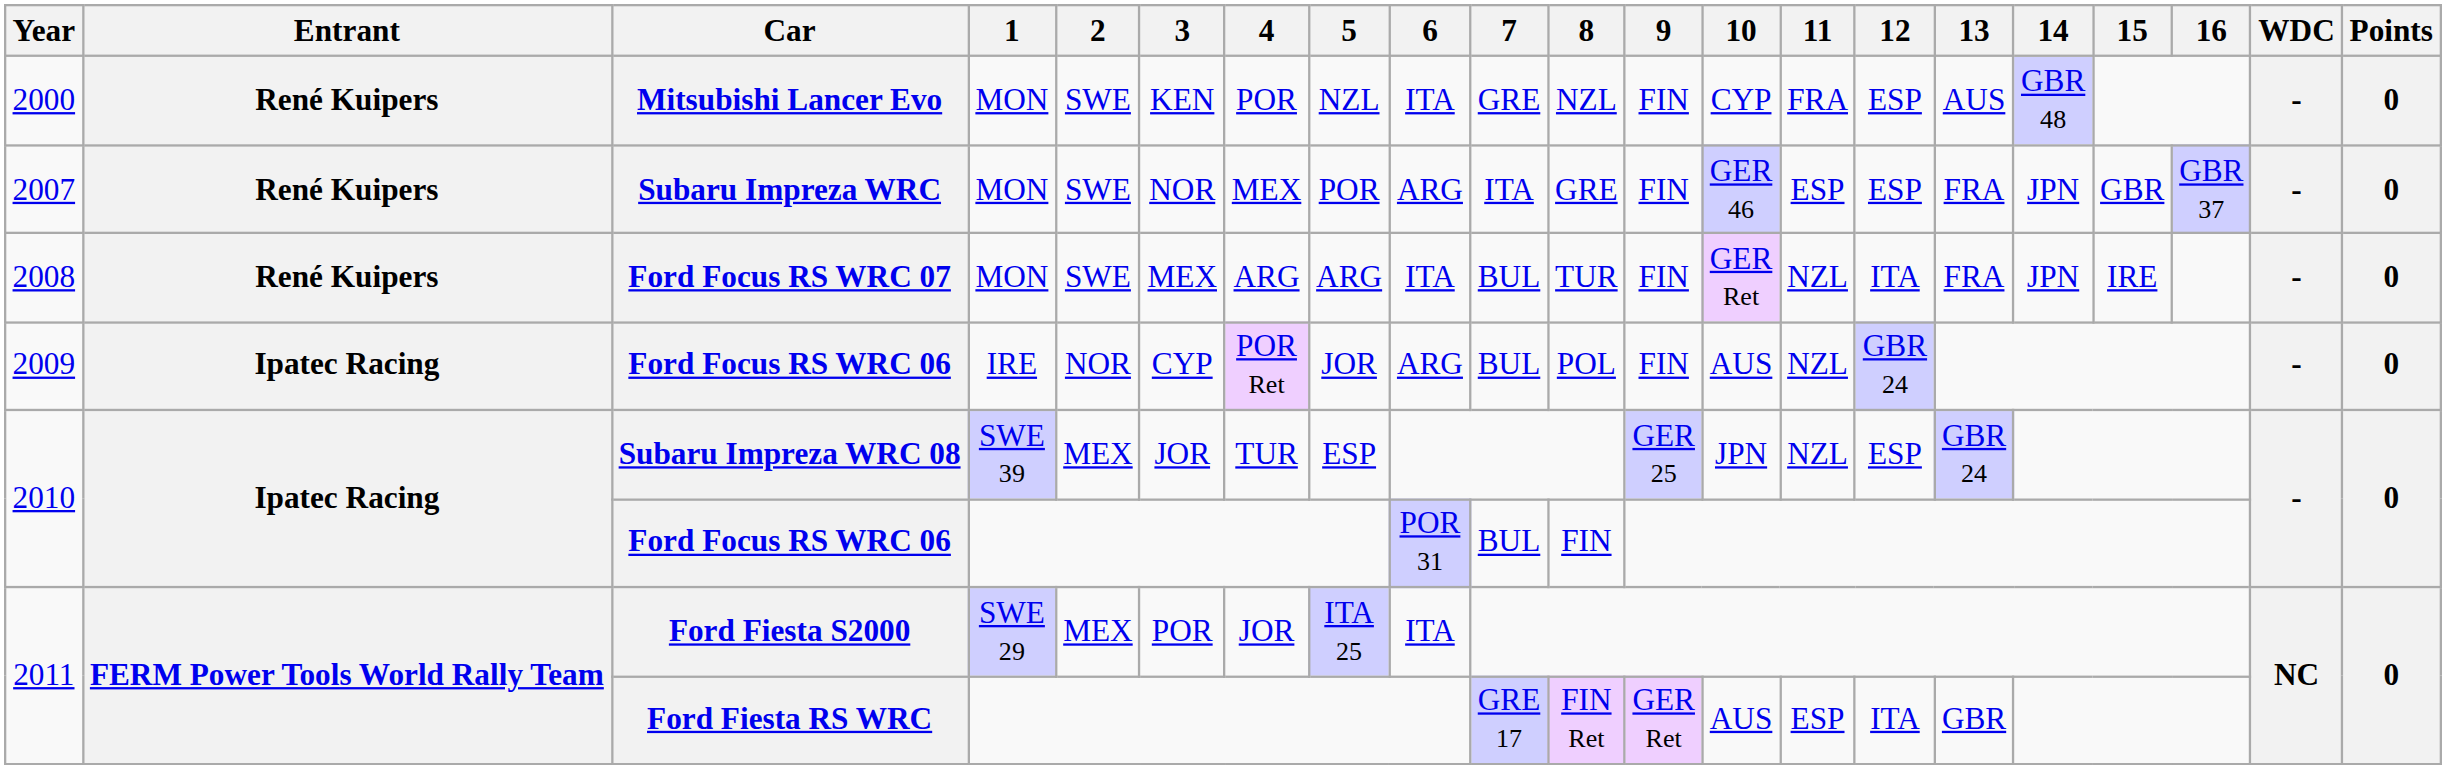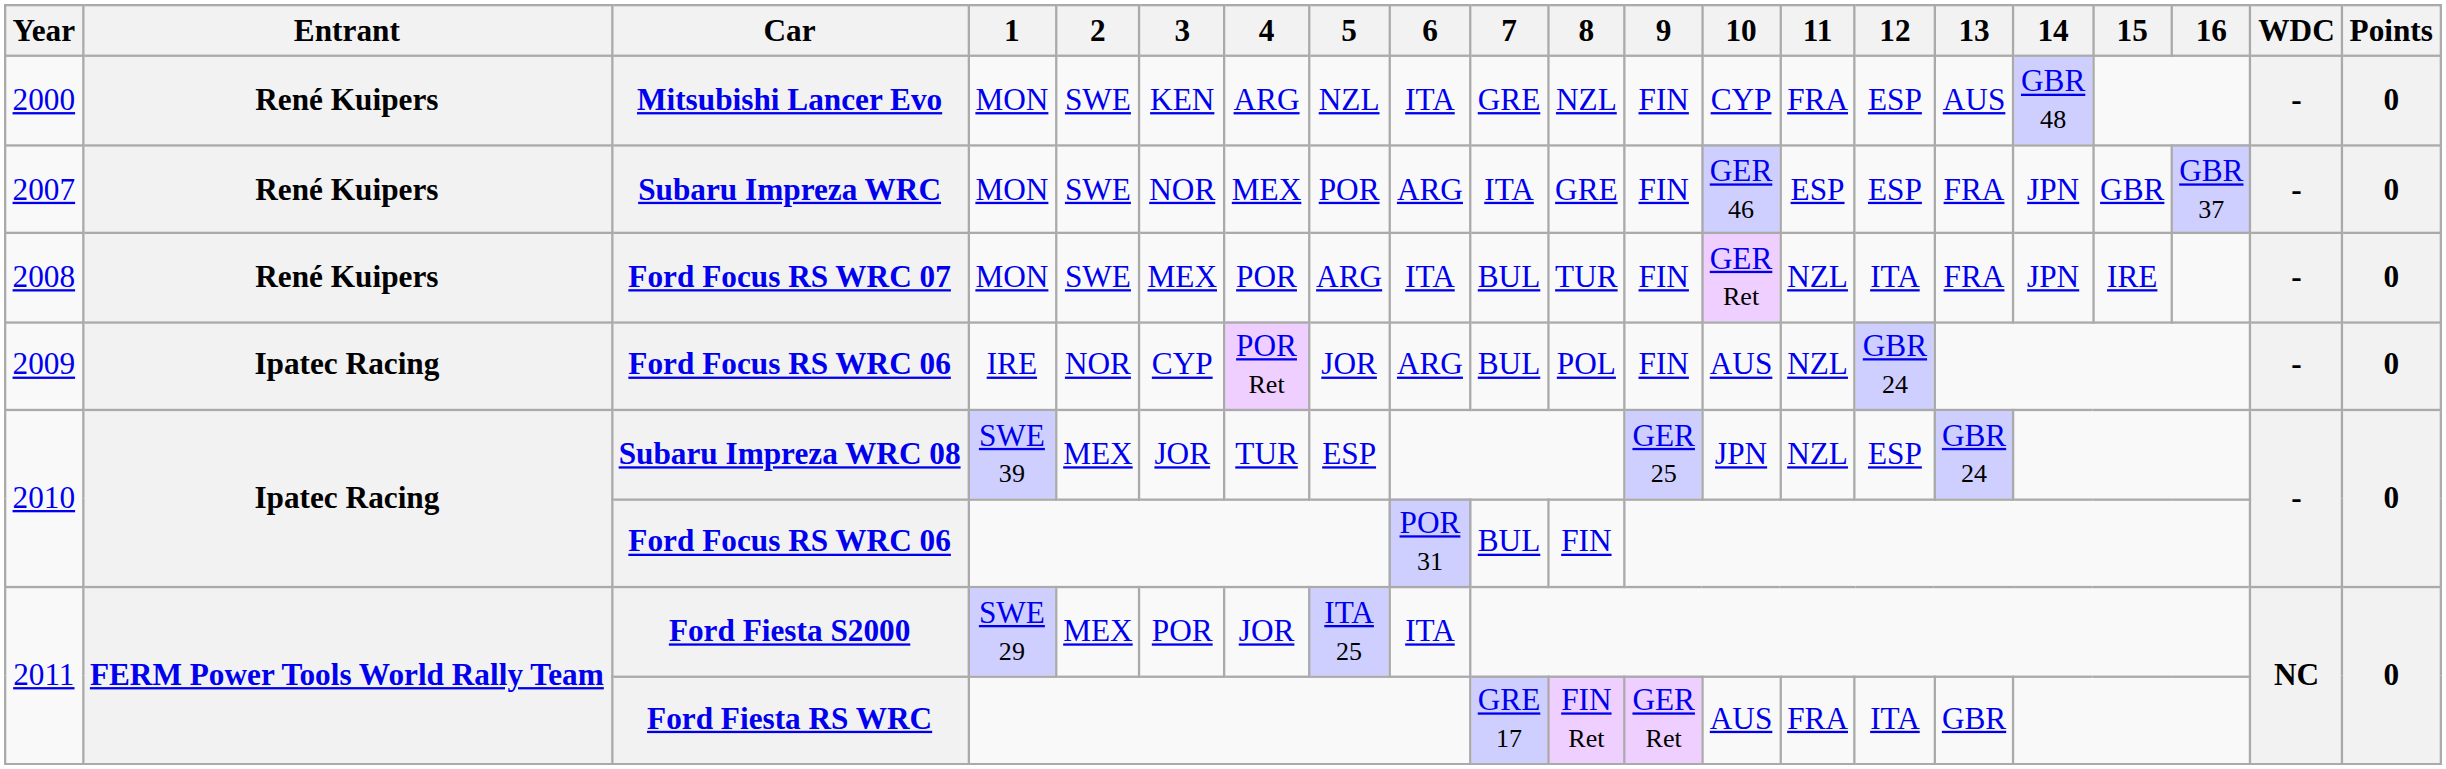(1267, 99) POR -> (1267, 99) ARG
(1267, 276) ARG -> (1267, 276) POR
(1818, 718) ESP -> (1818, 718) FRA
